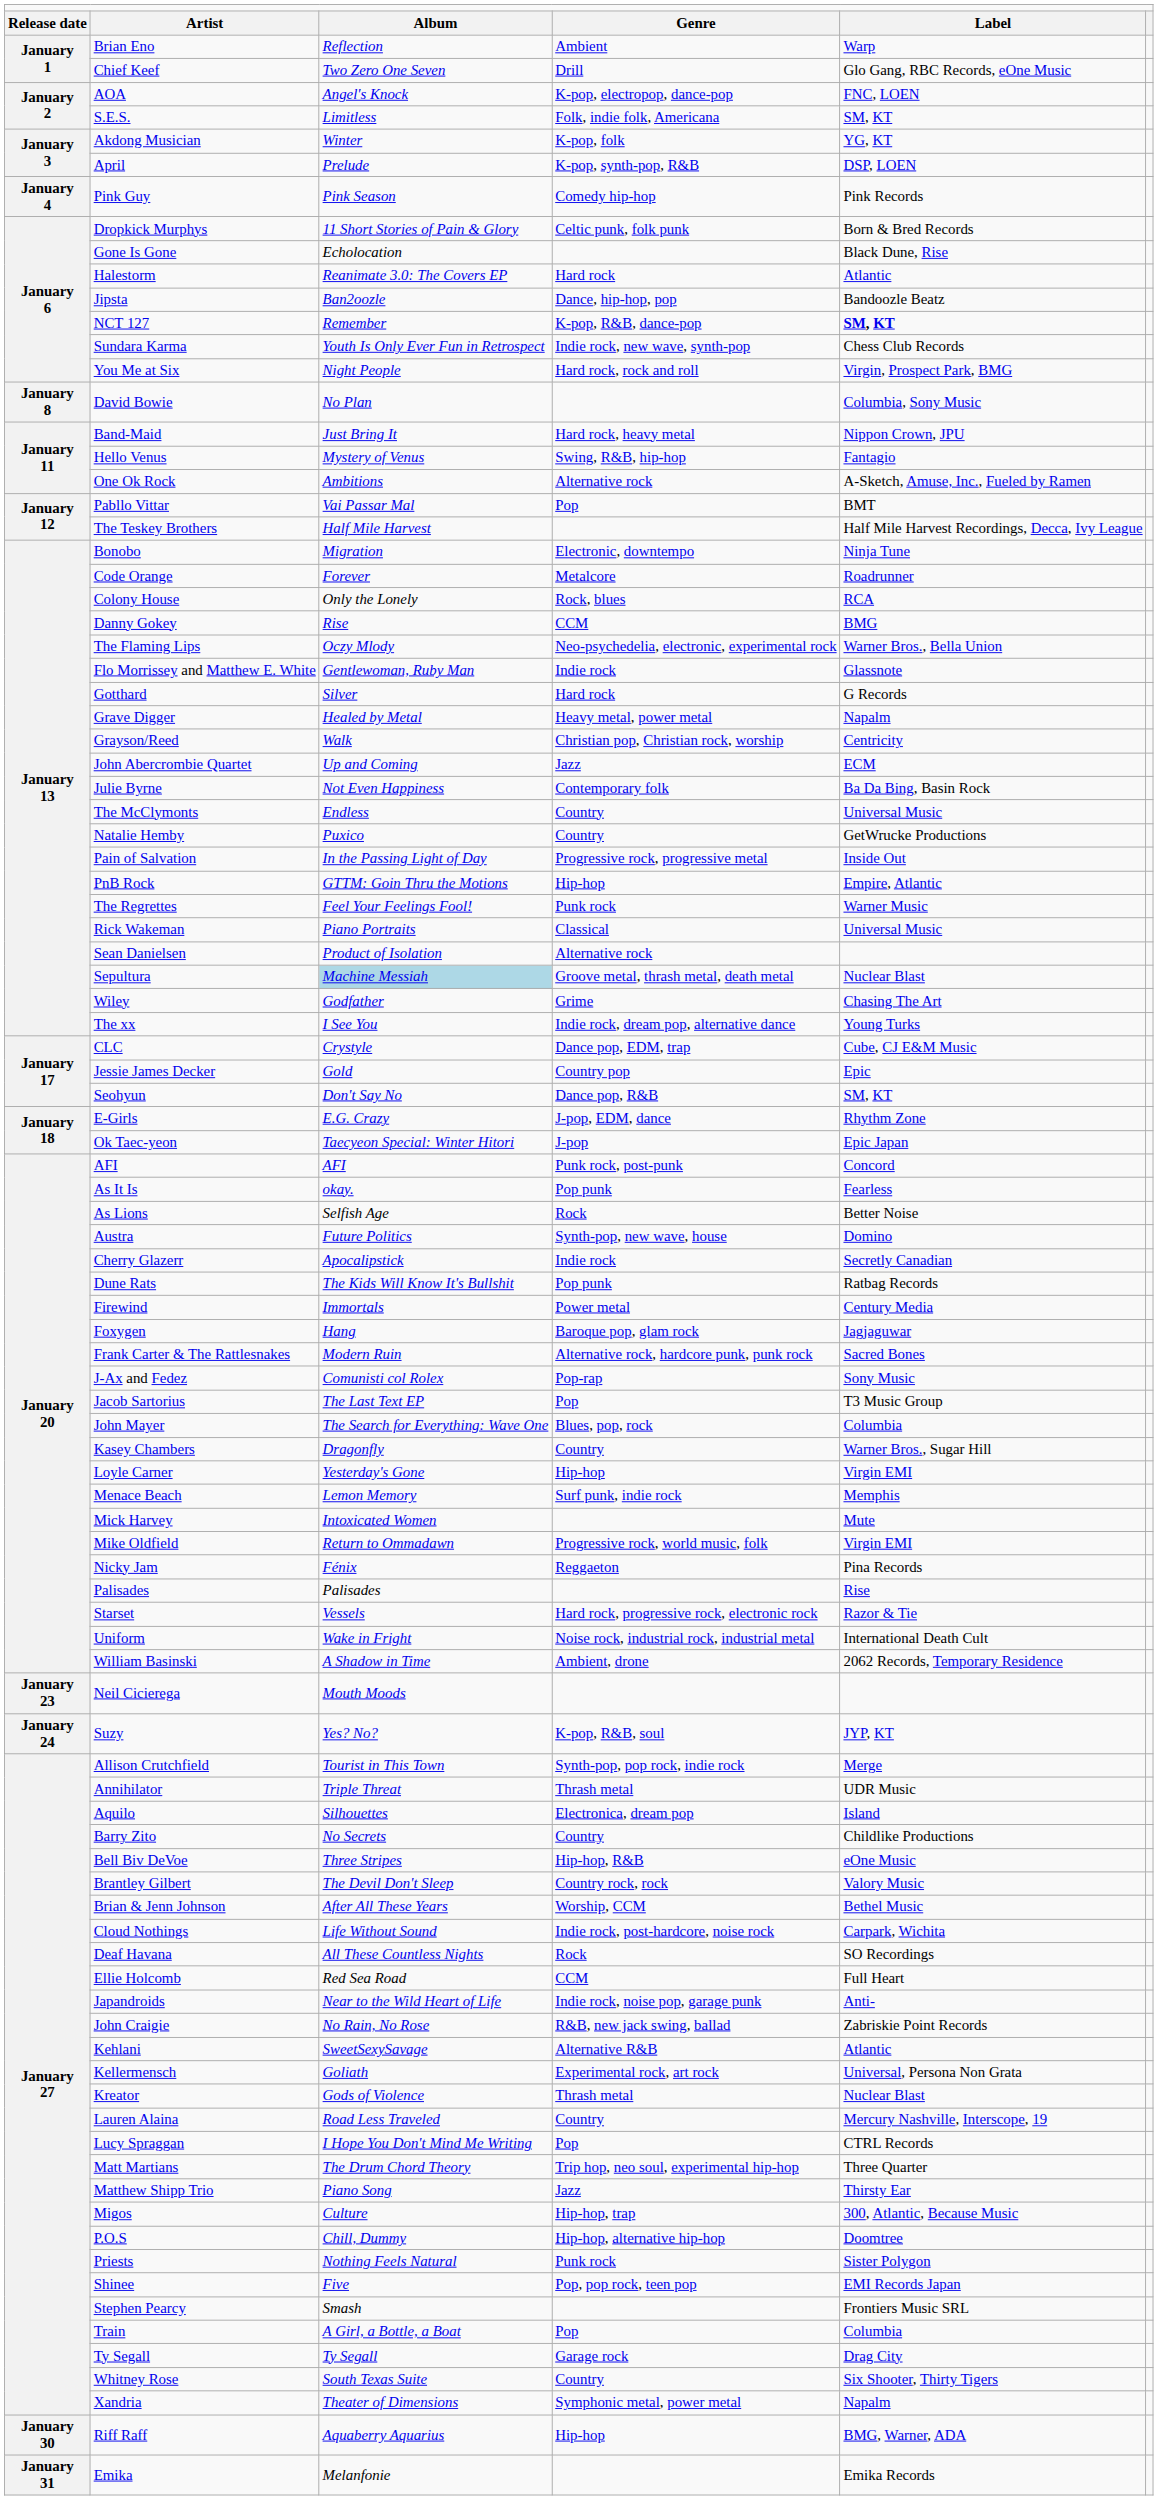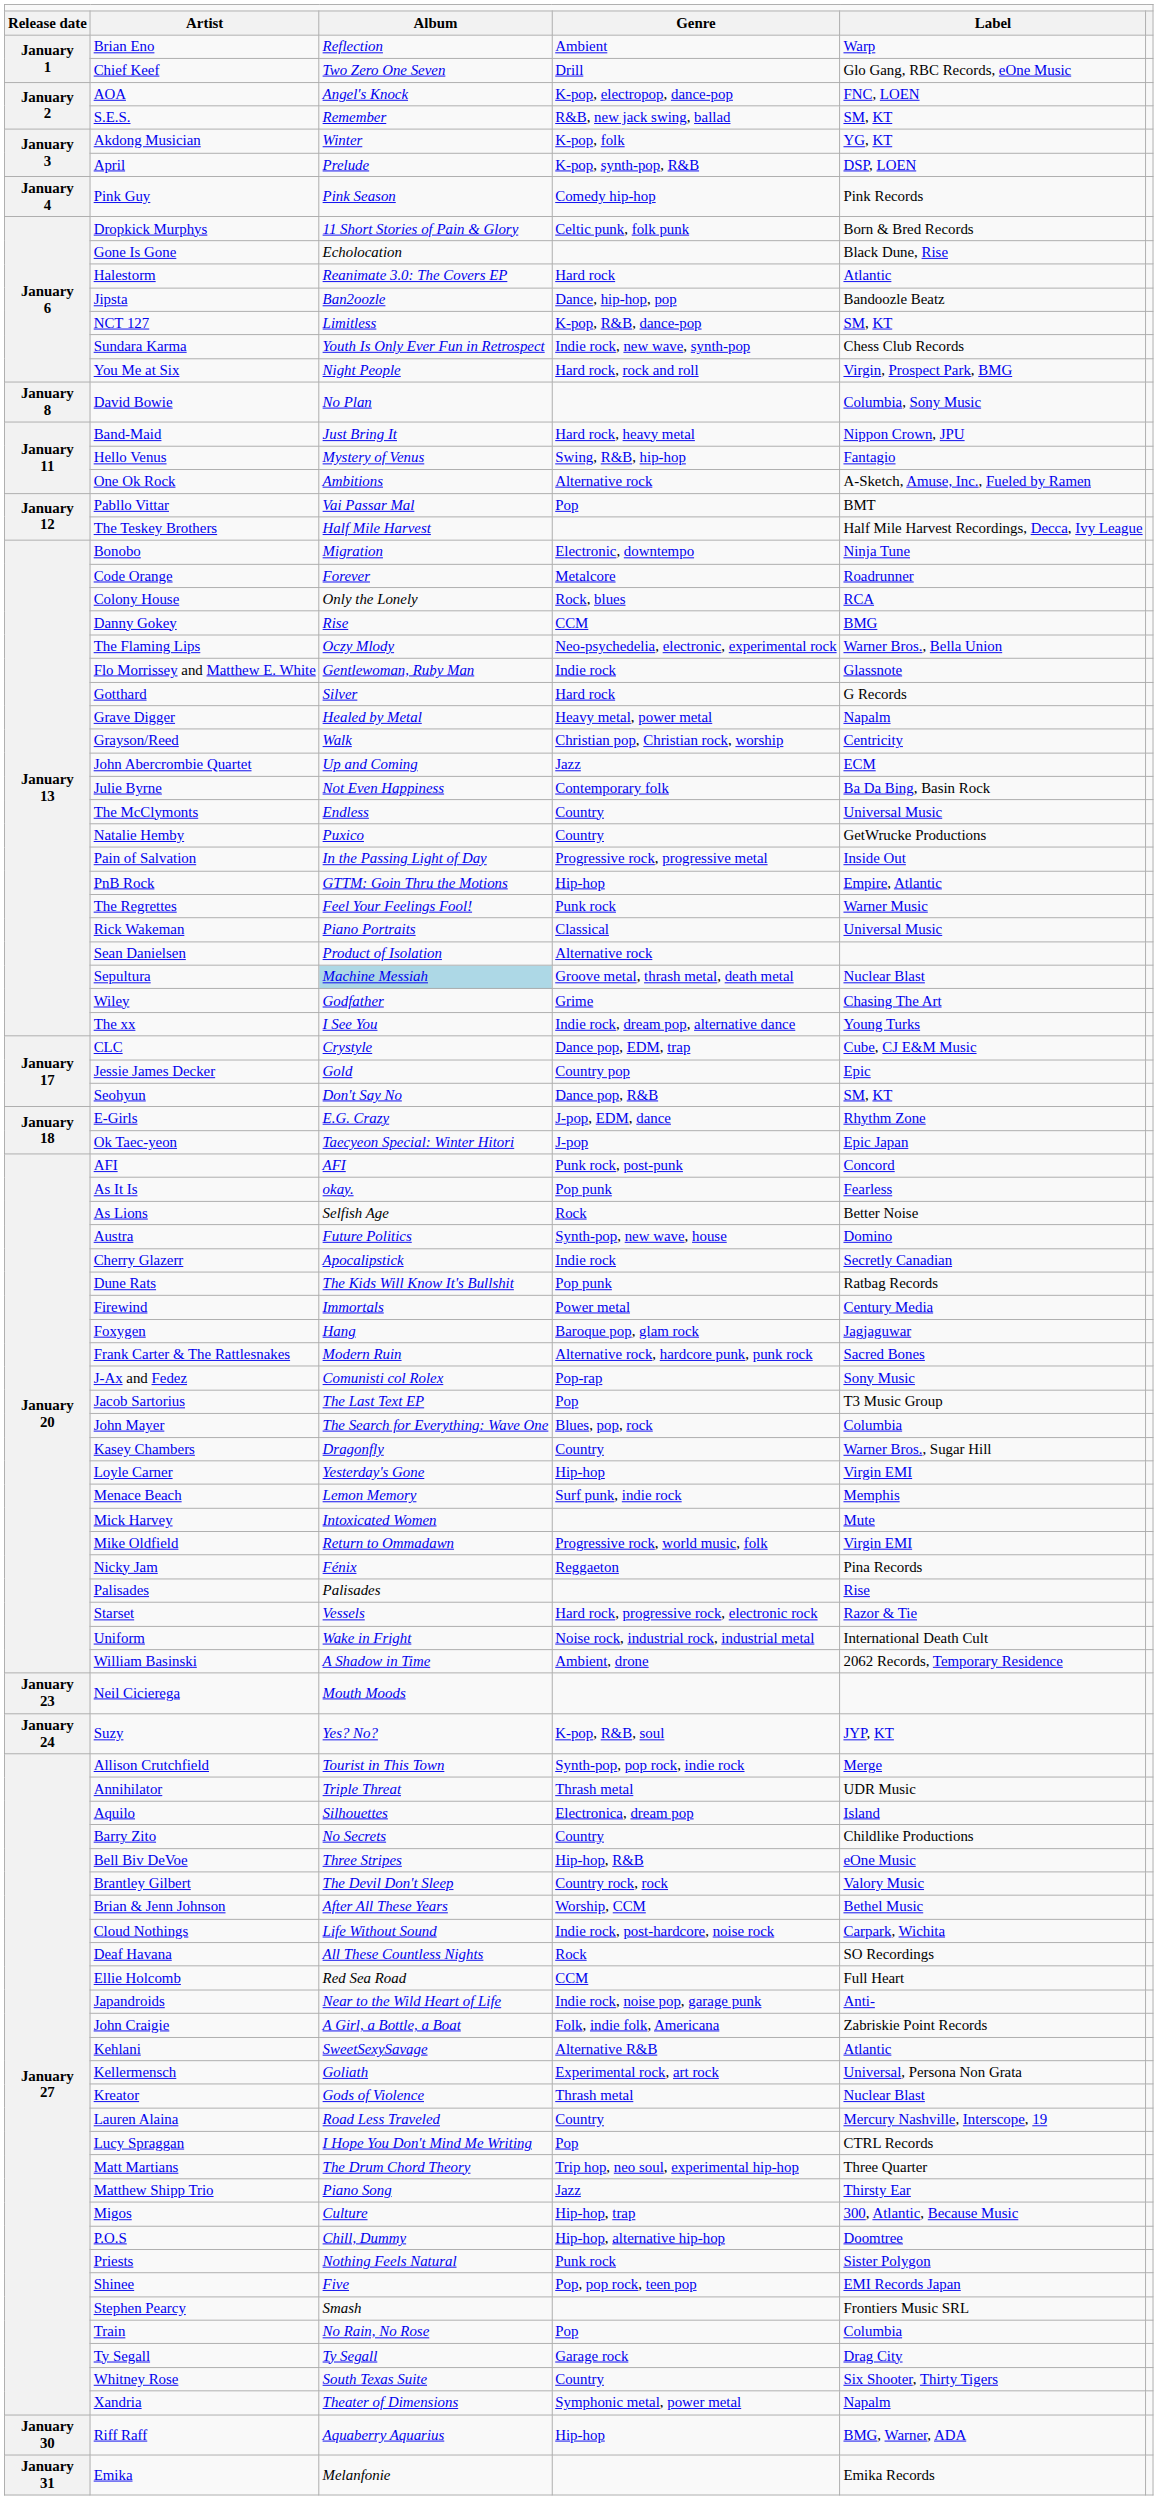(349, 117) Limitless -> (354, 117) Remember
(637, 117) Folk, indie folk, Americana -> (643, 117) R&B, new jack swing, ballad
(354, 323) Remember -> (349, 323) Limitless
(869, 323) bold -> (868, 323) normal
(376, 2025) No Rain, No Rose -> (392, 2025) A Girl, a Bottle, a Boat
(643, 2025) R&B, new jack swing, ballad -> (637, 2025) Folk, indie folk, Americana
(392, 2331) A Girl, a Bottle, a Boat -> (376, 2331) No Rain, No Rose
